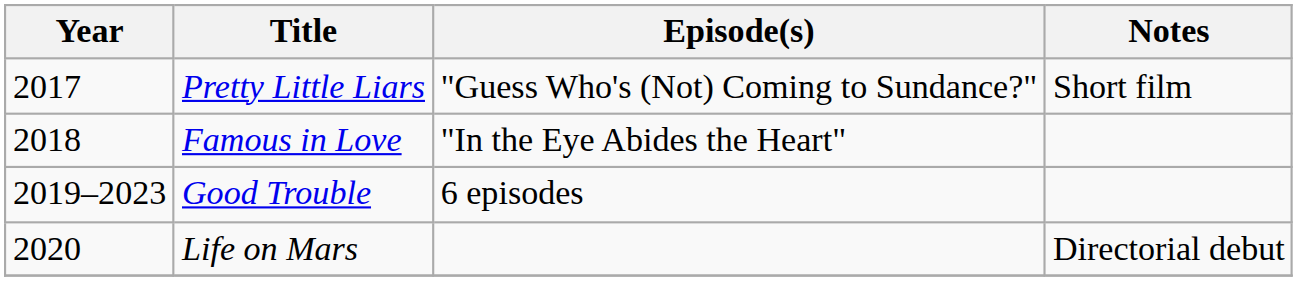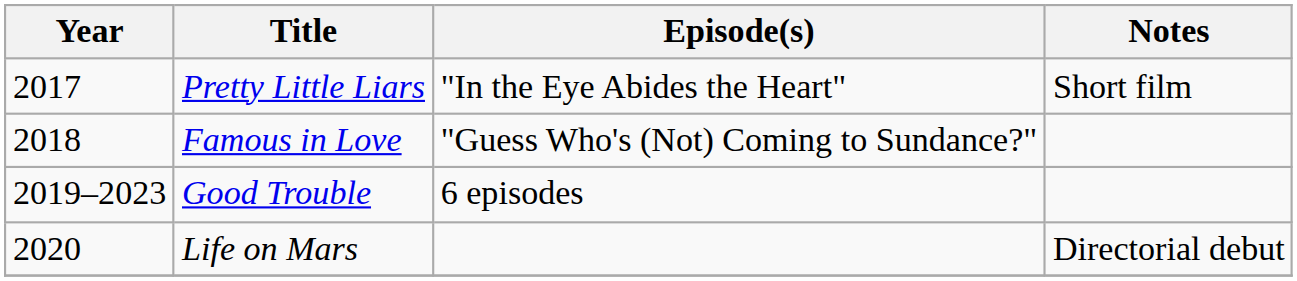(739, 85) "Guess Who's (Not) Coming to Sundance?" -> (643, 85) "In the Eye Abides the Heart"
(643, 139) "In the Eye Abides the Heart" -> (739, 139) "Guess Who's (Not) Coming to Sundance?"
